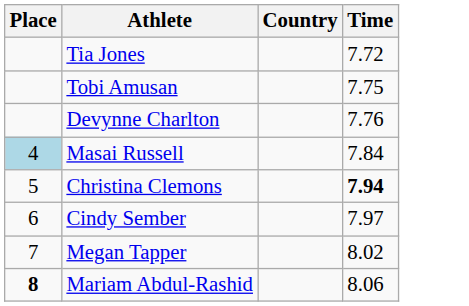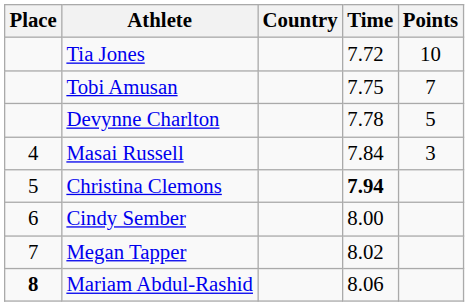+ column: (430, 20)
(365, 119) 7.76 -> (365, 119) 7.78
(33, 152) lightblue background -> (33, 152) no background
(365, 218) 7.97 -> (365, 218) 8.00
